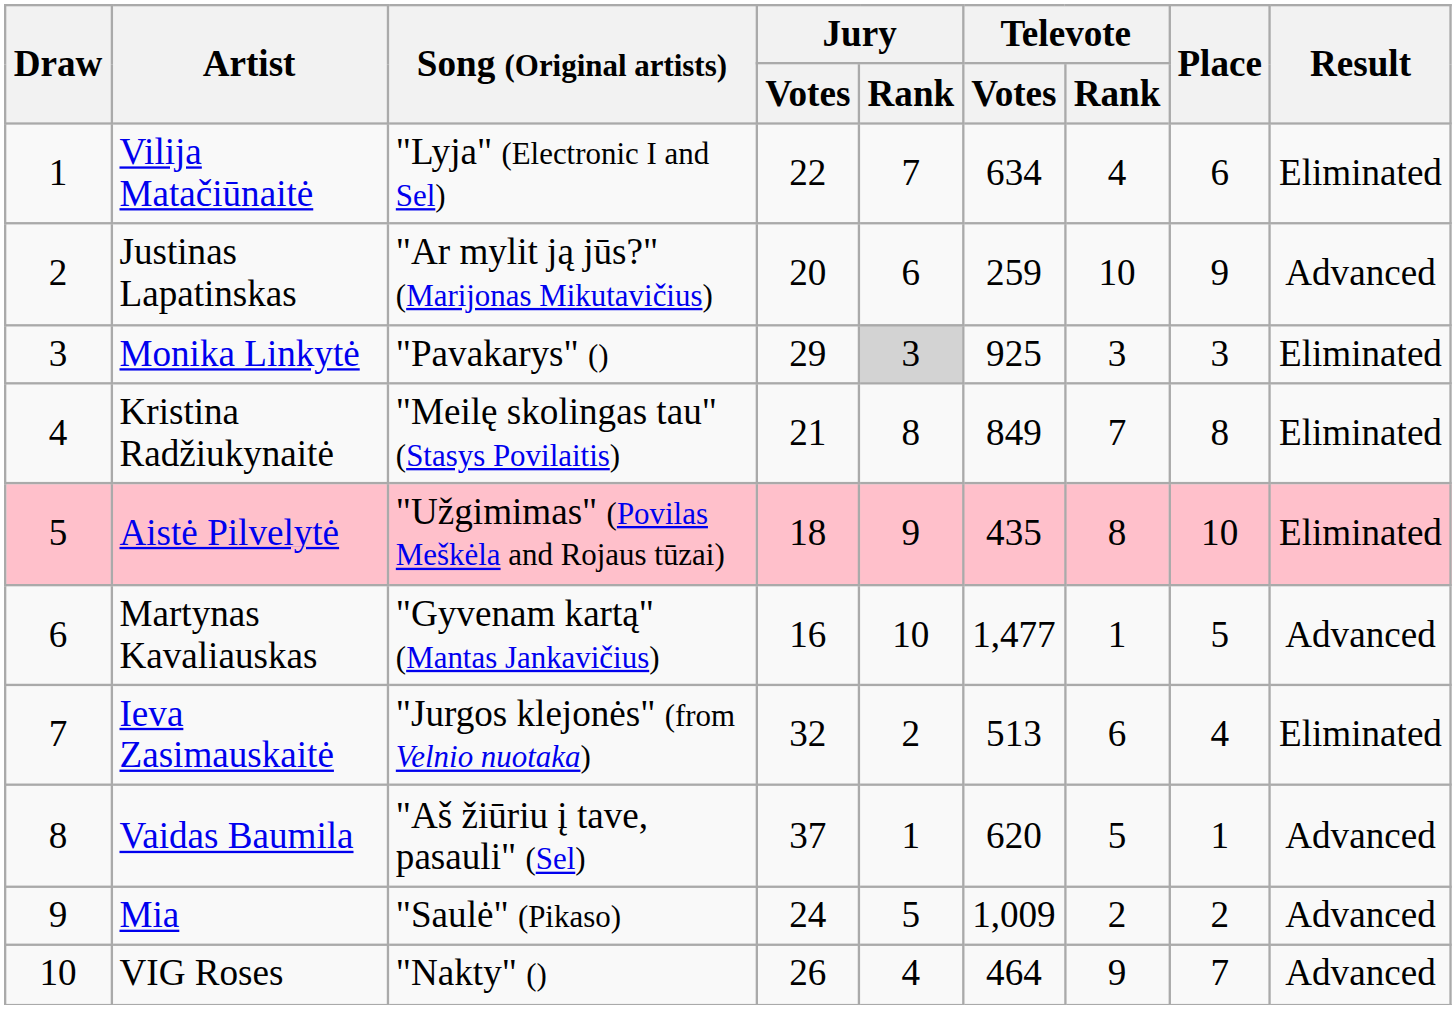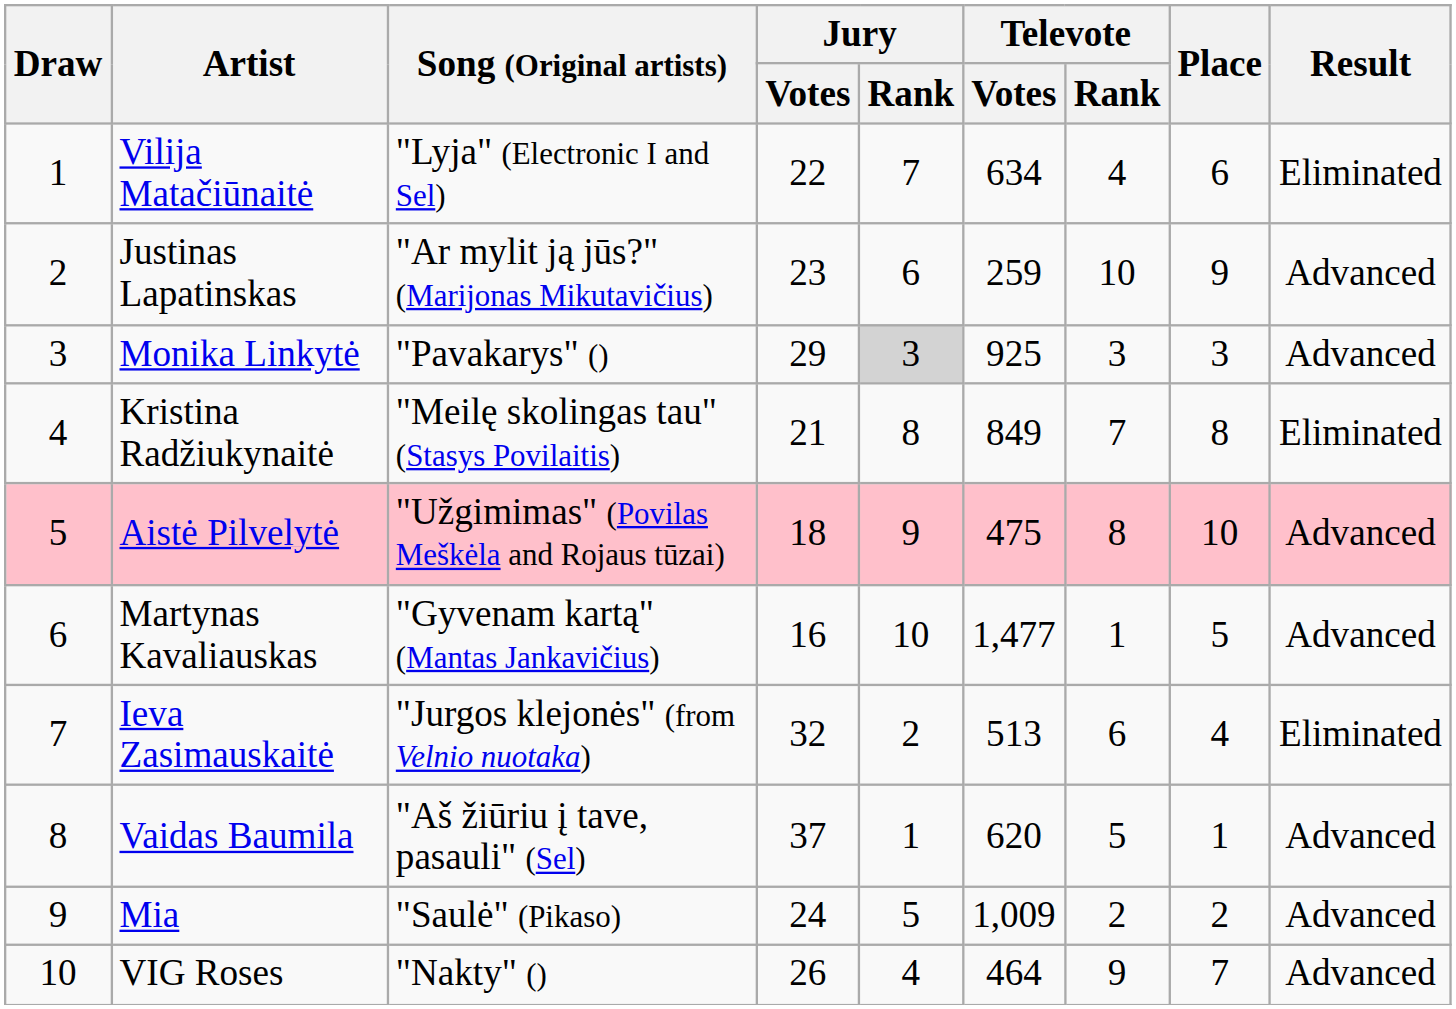(808, 273) 20 -> (808, 273) 23
(1360, 352) Eliminated -> (1360, 352) Advanced
(1014, 533) 435 -> (1014, 533) 475
(1360, 533) Eliminated -> (1360, 533) Advanced
